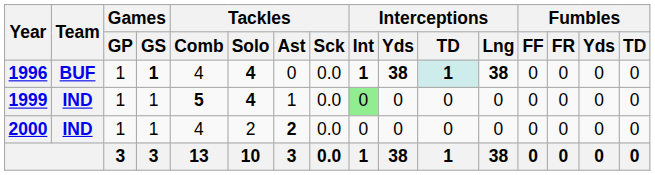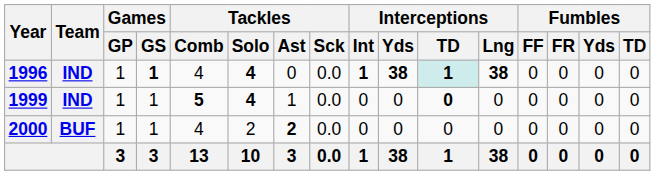(78, 73) BUF -> (78, 73) IND
(363, 101) lightgreen background -> (363, 101) no background
(448, 101) normal -> (448, 101) bold
(78, 128) IND -> (78, 128) BUF
